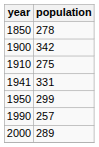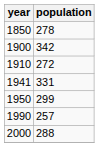(45, 64) 275 -> (45, 64) 272
(45, 133) 289 -> (45, 133) 288
